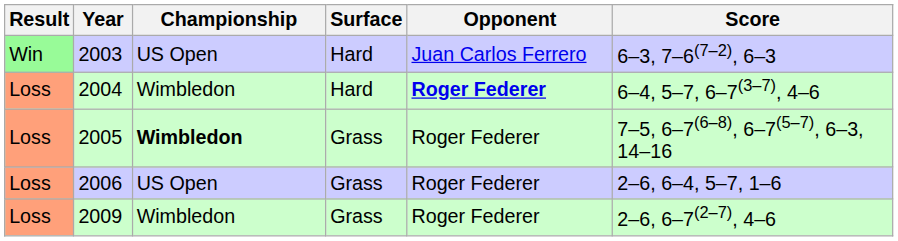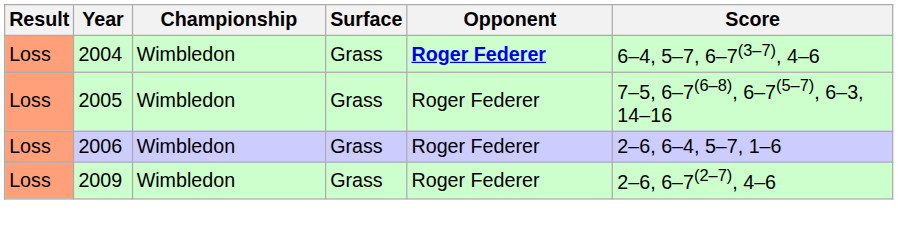- row: (100, 53)
(352, 90) Hard -> (356, 53) Grass
(190, 138) bold -> (186, 101) normal
(177, 183) US Open -> (186, 146) Wimbledon
